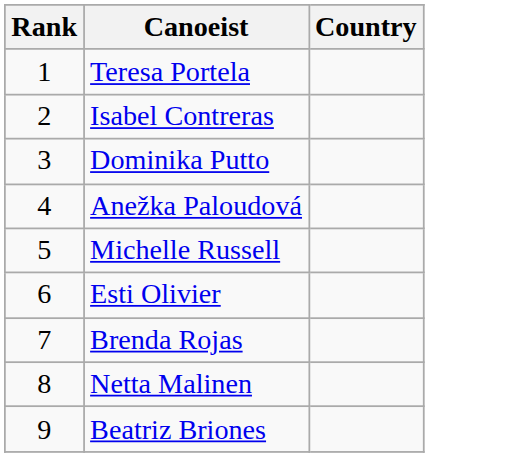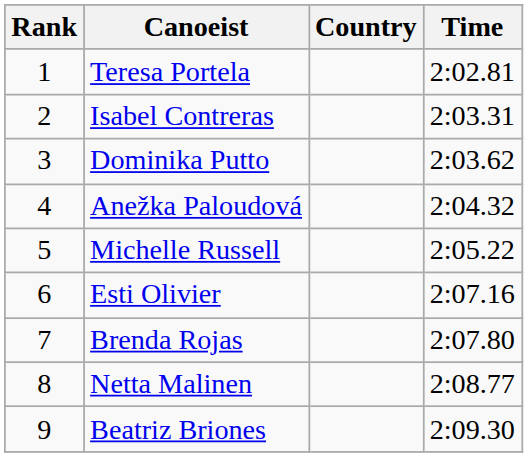+ column: (472, 26)
